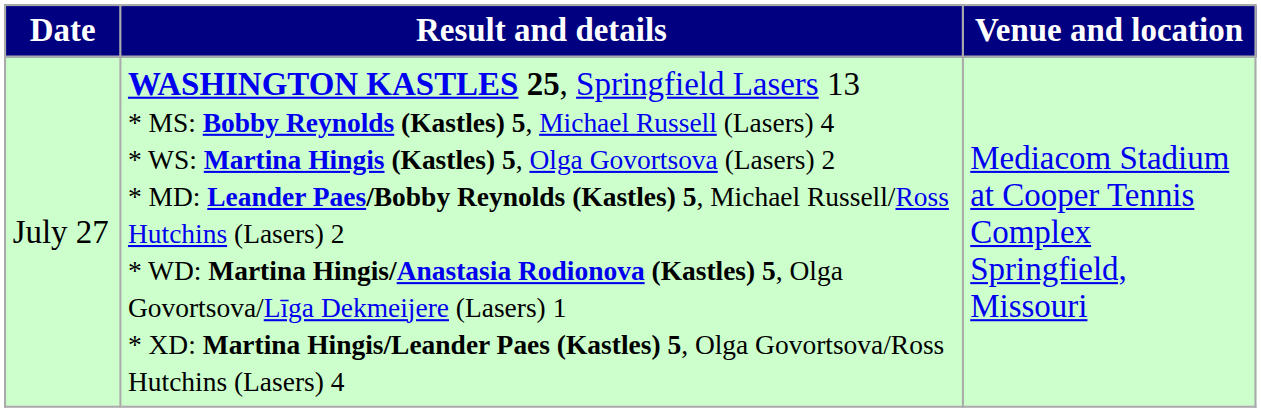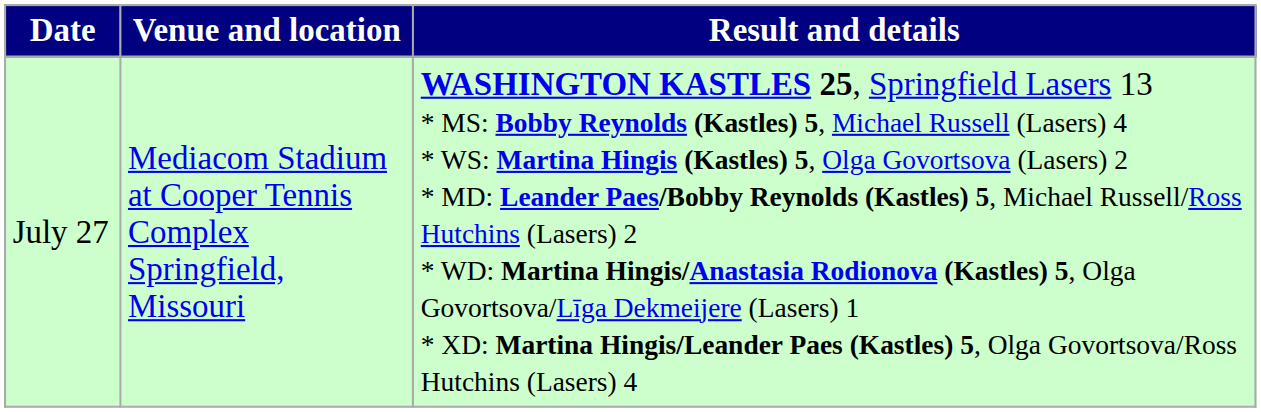columns swapped: (1109, 30) <-> (541, 30)
